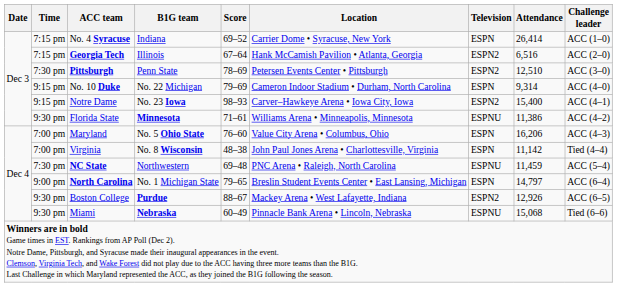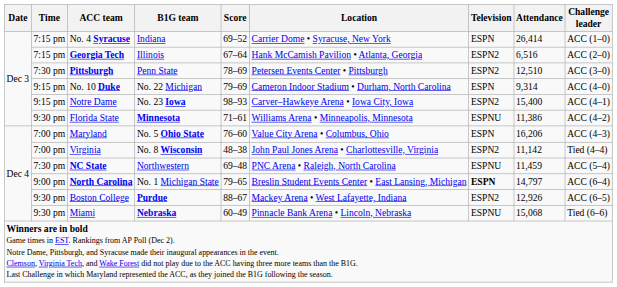(483, 150) ESPN -> (485, 150) ESPN2
(483, 181) normal -> (483, 181) bold
